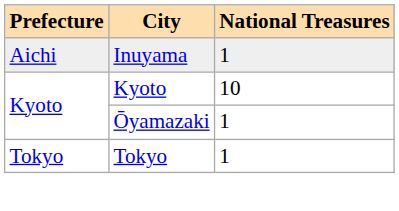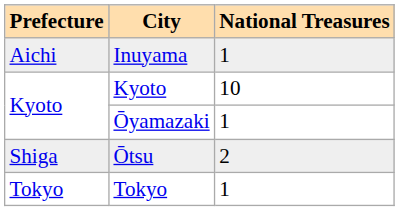+ row: (133, 155)
